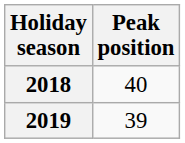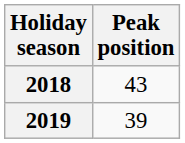(136, 84) 40 -> (136, 84) 43
